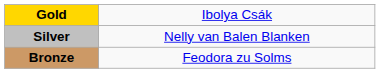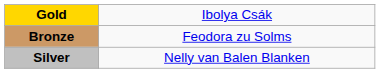rows swapped: (52, 36) <-> (52, 57)
